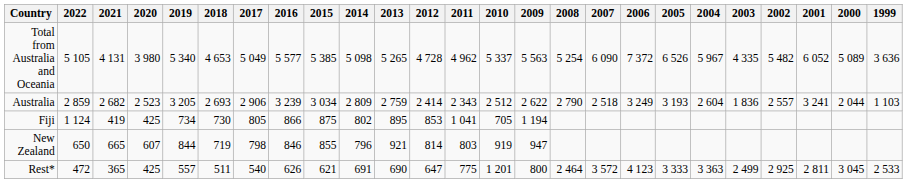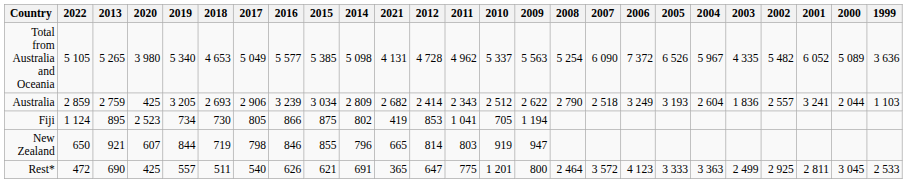columns swapped: (110, 13) <-> (392, 13)
(147, 102) 2 523 -> (152, 102) 425
(152, 120) 425 -> (147, 120) 2 523
